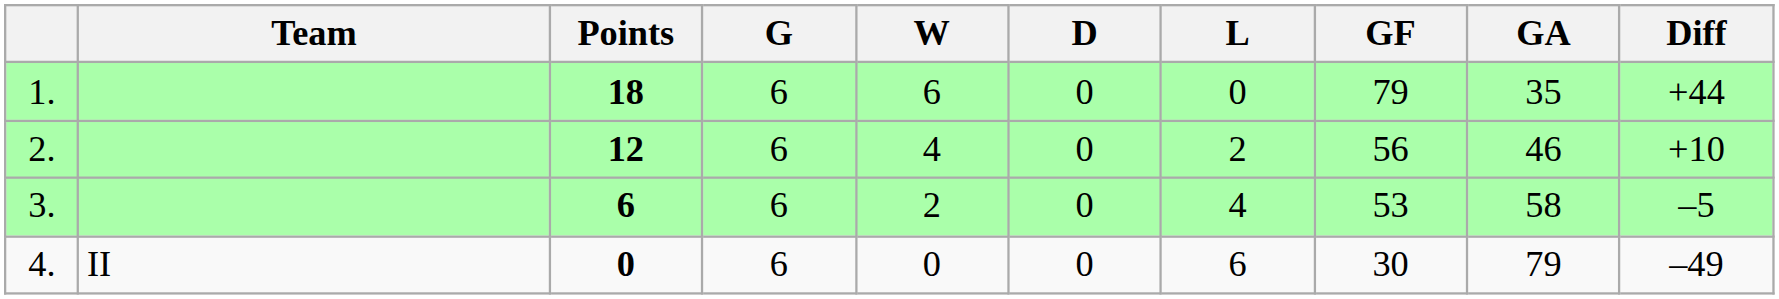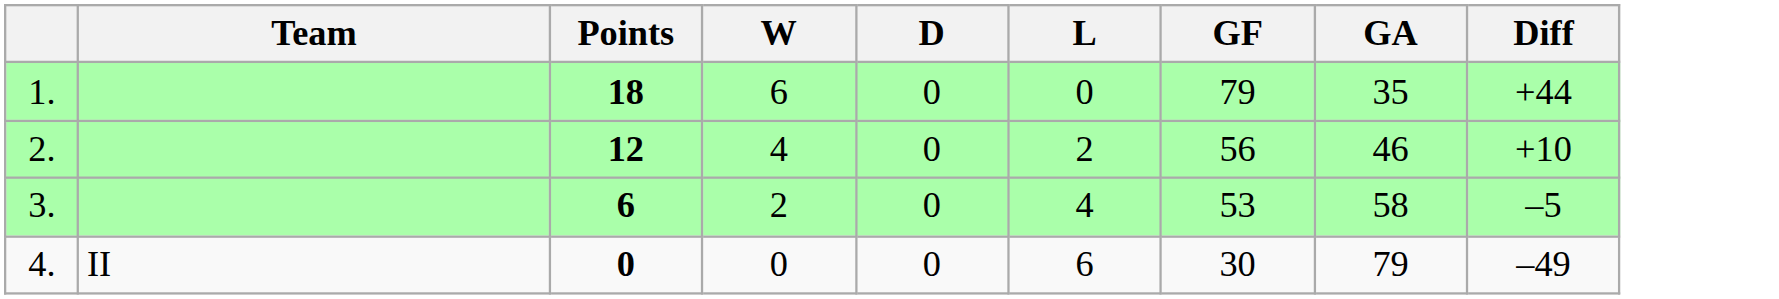- column: (779, 33)
